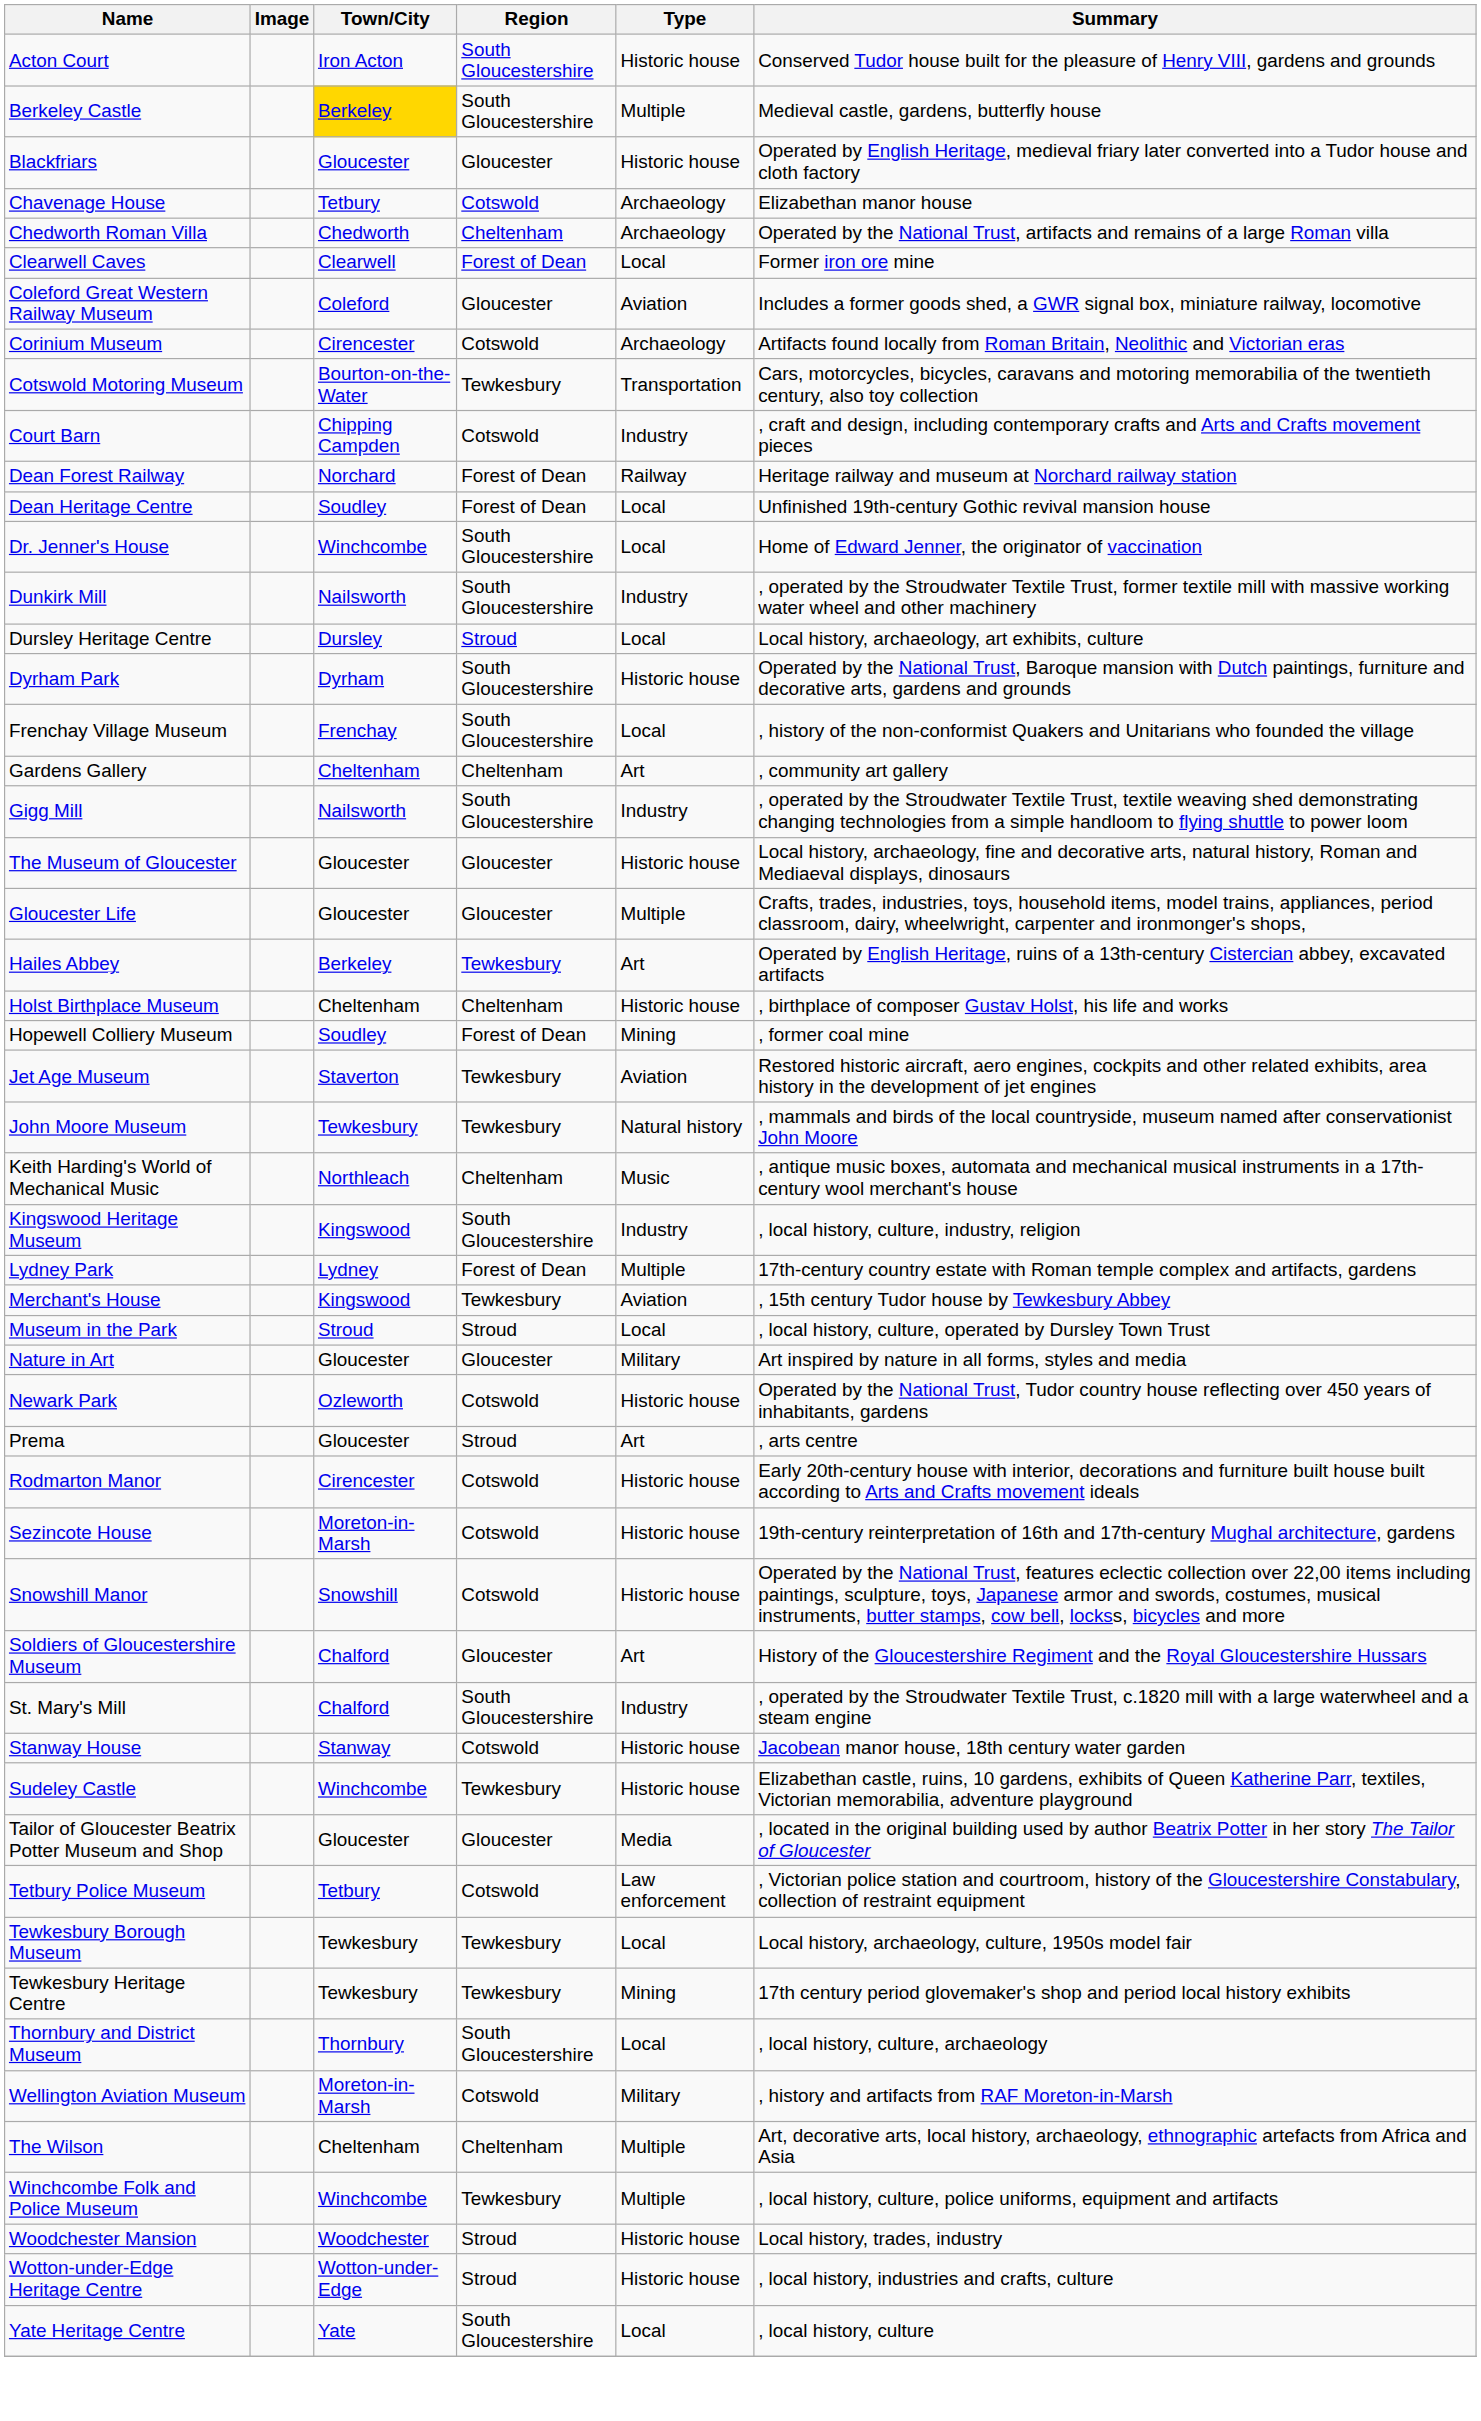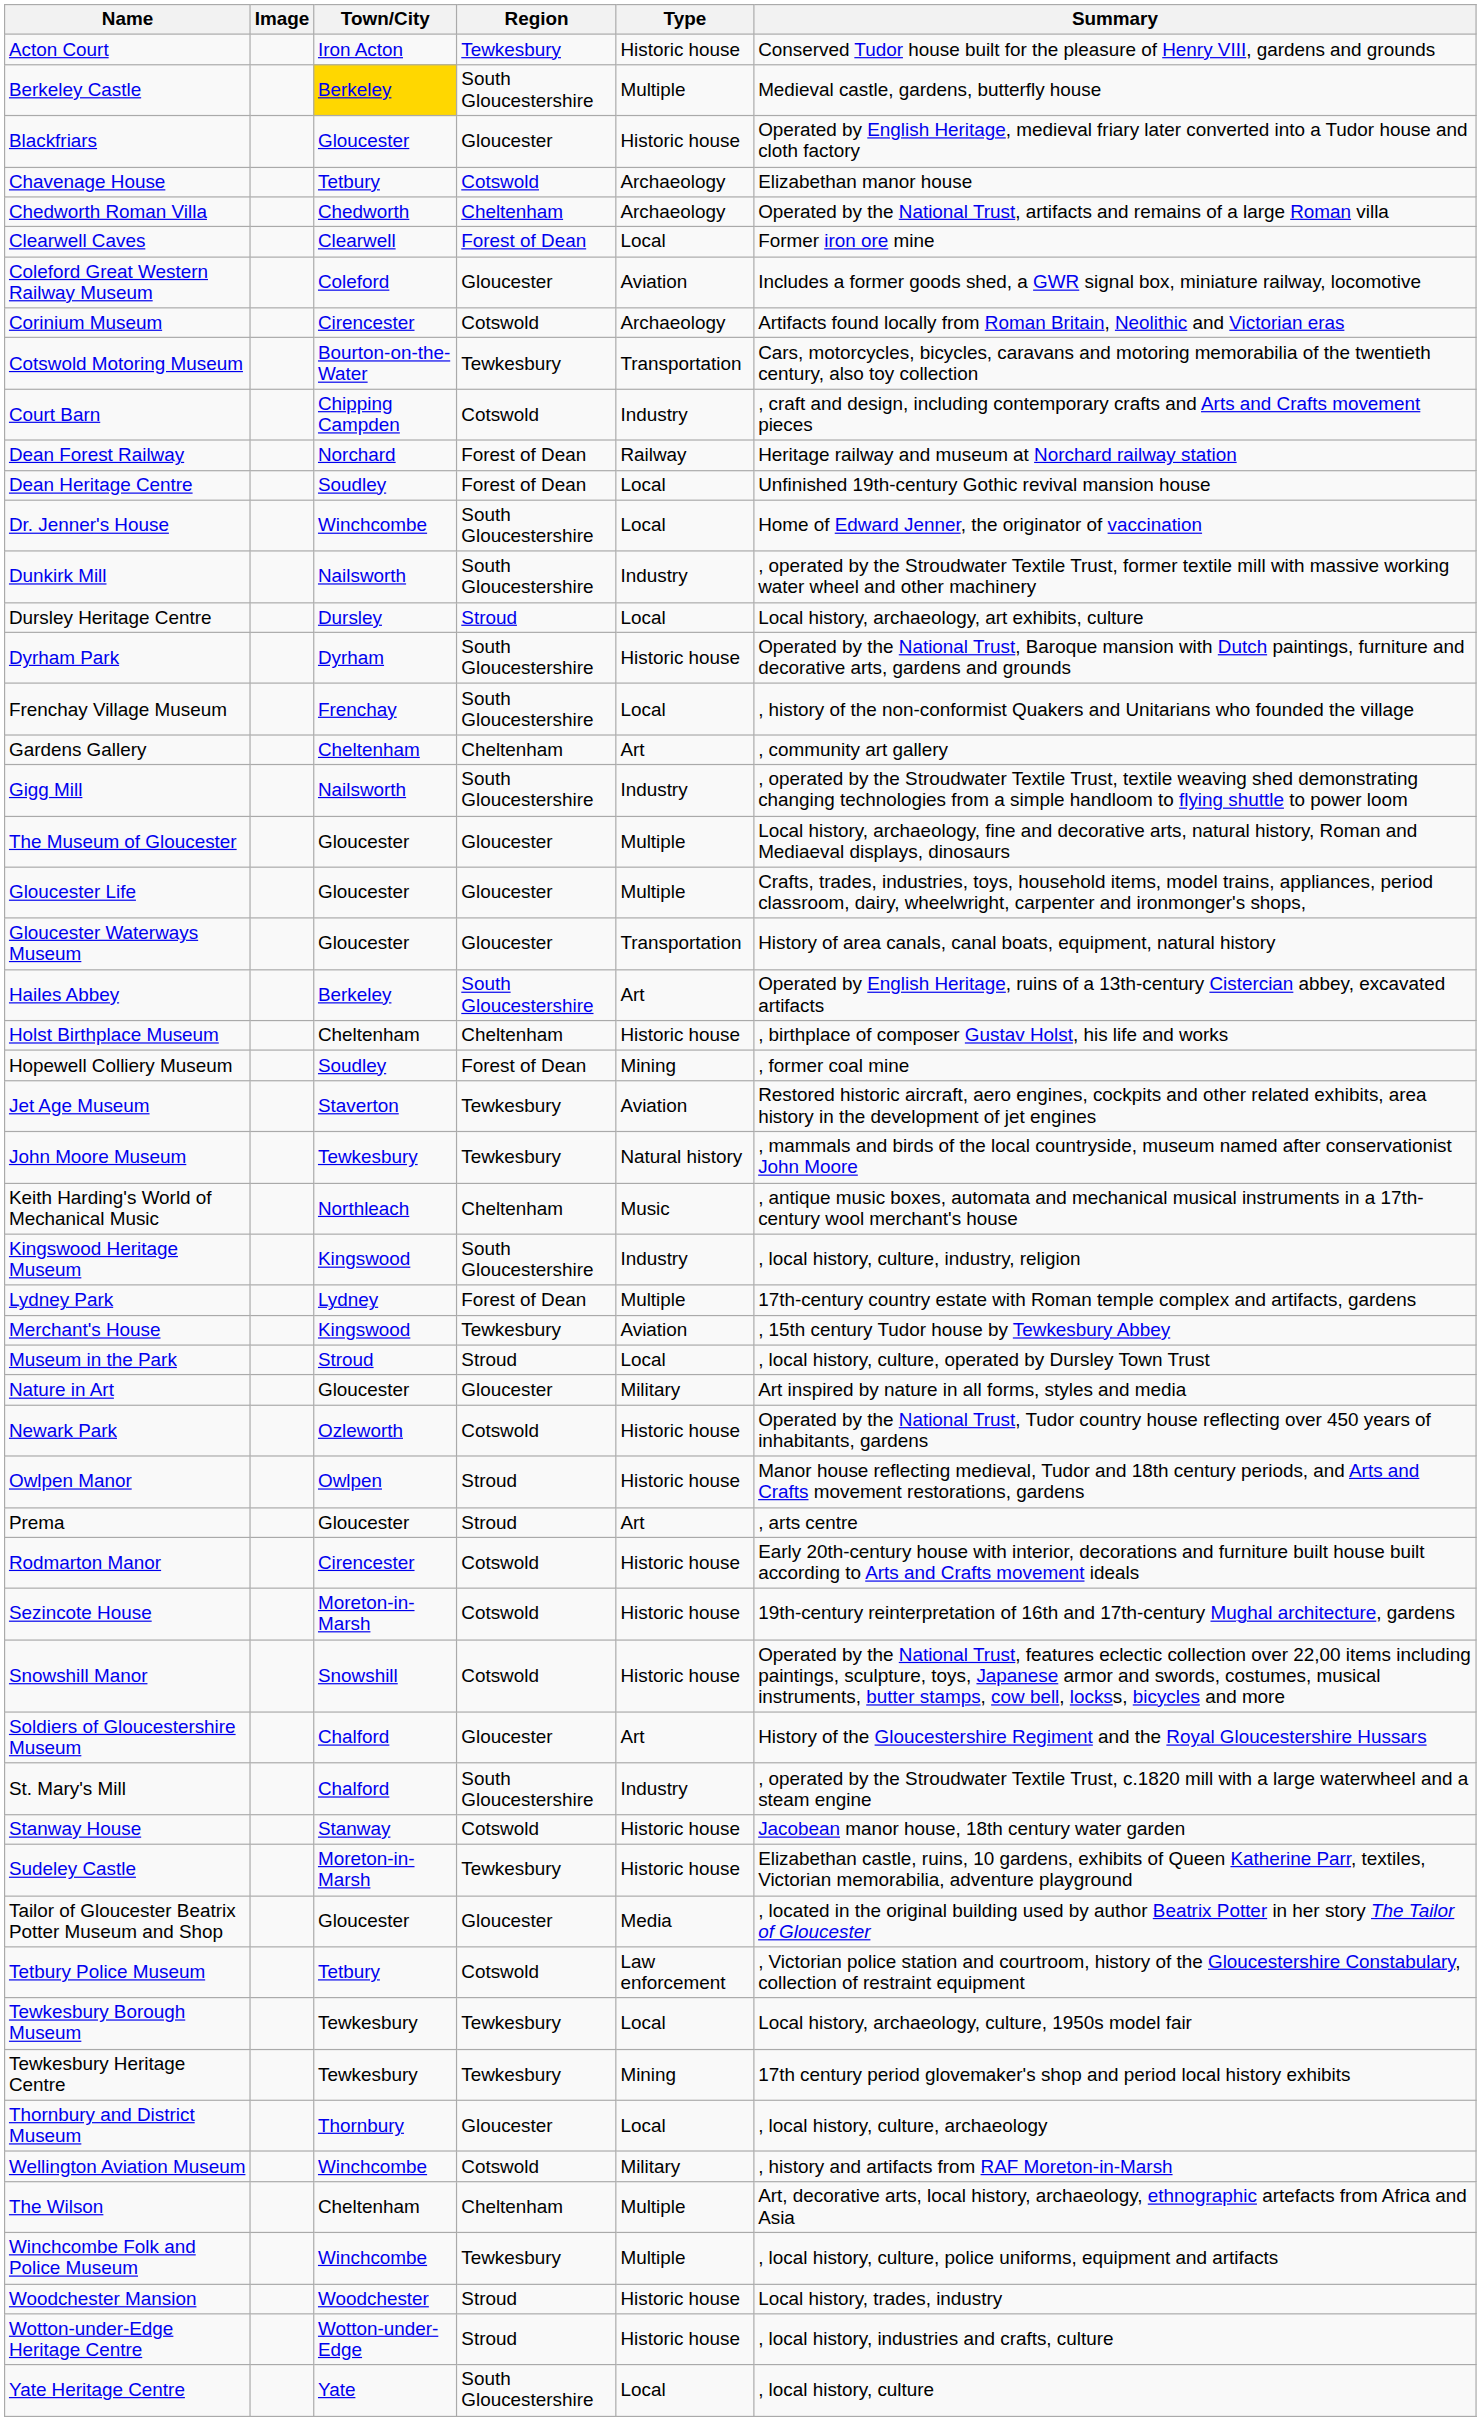(527, 60) South Gloucestershire -> (511, 49) Tewkesbury
(680, 862) Historic house -> (653, 841) Multiple
+ row: (104, 943)
(511, 964) Tewkesbury -> (527, 994) South Gloucestershire
+ row: (70, 1481)
(373, 1788) Winchcombe -> (366, 1869) Moreton-in-Marsh
(527, 2044) South Gloucestershire -> (507, 2125) Gloucester
(366, 2095) Moreton-in-Marsh -> (373, 2166) Winchcombe
